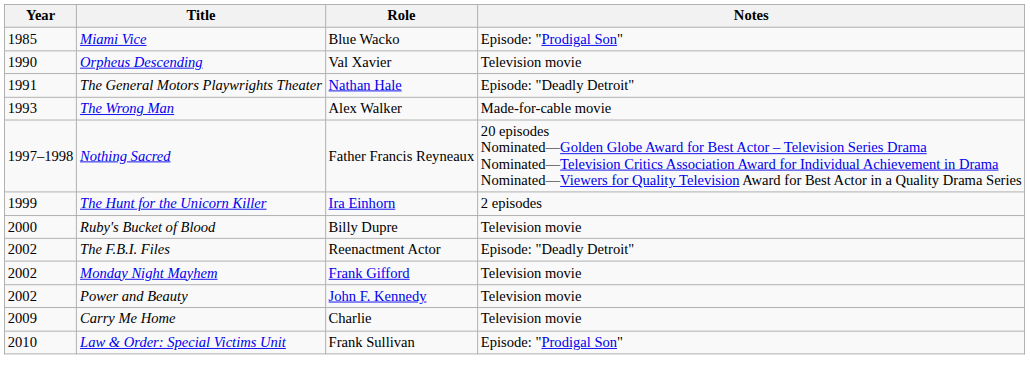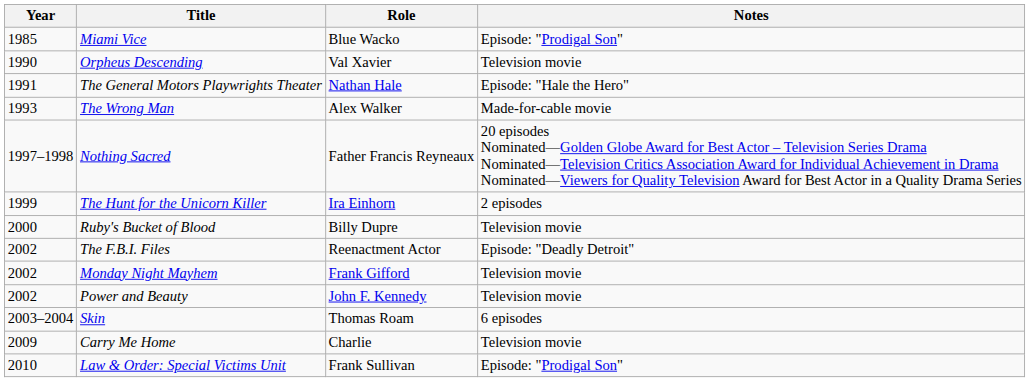(558, 85) Episode: "Deadly Detroit" -> (555, 85) Episode: "Hale the Hero"
+ row: (93, 319)
